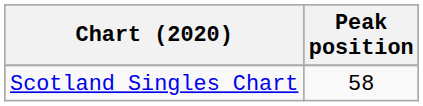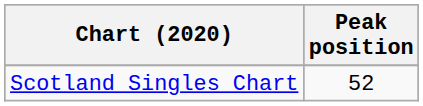(361, 83) 58 -> (361, 83) 52
